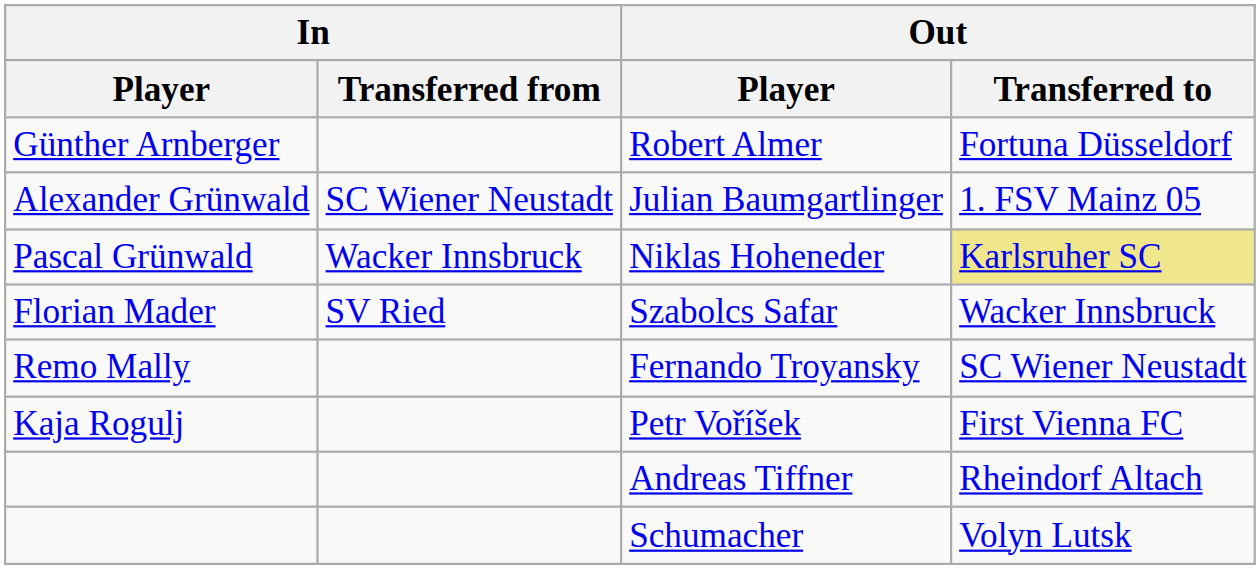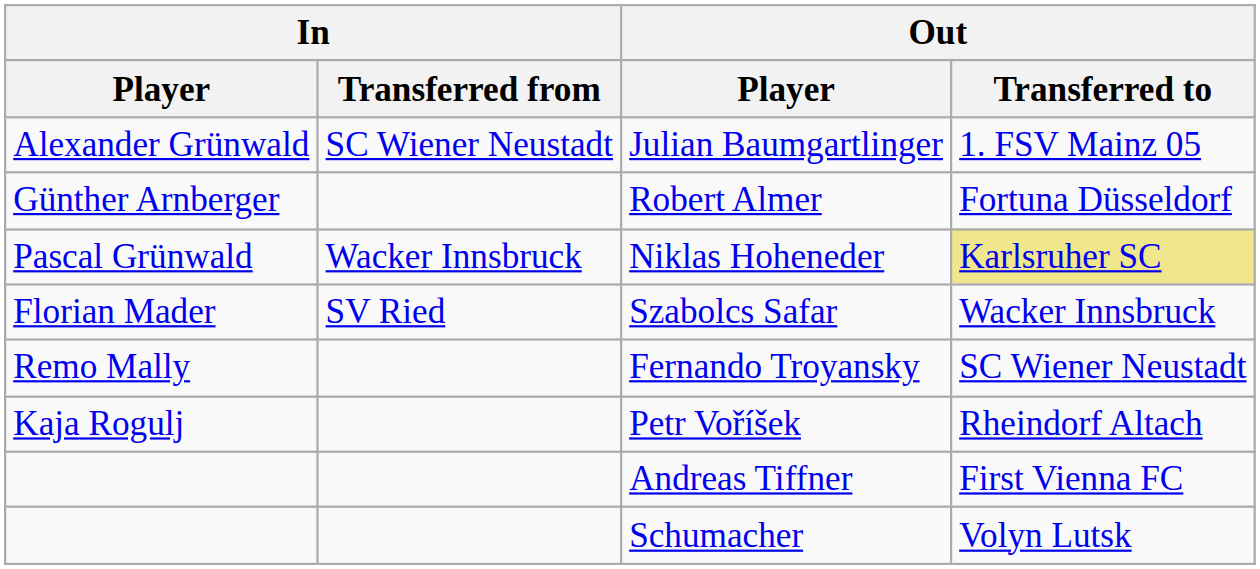rows swapped: (725, 144) <-> (786, 199)
(1071, 423) First Vienna FC -> (1081, 423) Rheindorf Altach
(1081, 479) Rheindorf Altach -> (1071, 479) First Vienna FC
